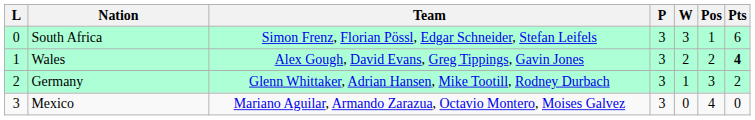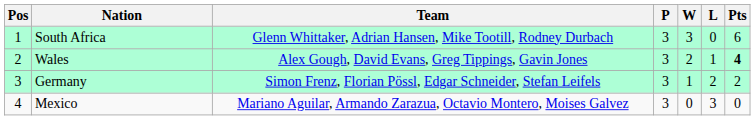columns swapped: (711, 15) <-> (16, 15)
(429, 37) Simon Frenz, Florian Pössl, Edgar Schneider, Stefan Leifels -> (433, 37) Glenn Whittaker, Adrian Hansen, Mike Tootill, Rodney Durbach
(429, 81) Glenn Whittaker, Adrian Hansen, Mike Tootill, Rodney Durbach -> (433, 81) Simon Frenz, Florian Pössl, Edgar Schneider, Stefan Leifels
